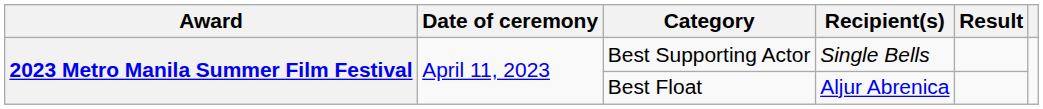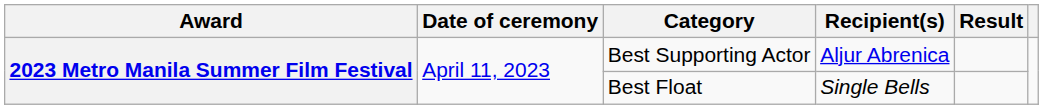(875, 54) Single Bells -> (885, 54) Aljur Abrenica
(885, 87) Aljur Abrenica -> (875, 87) Single Bells
